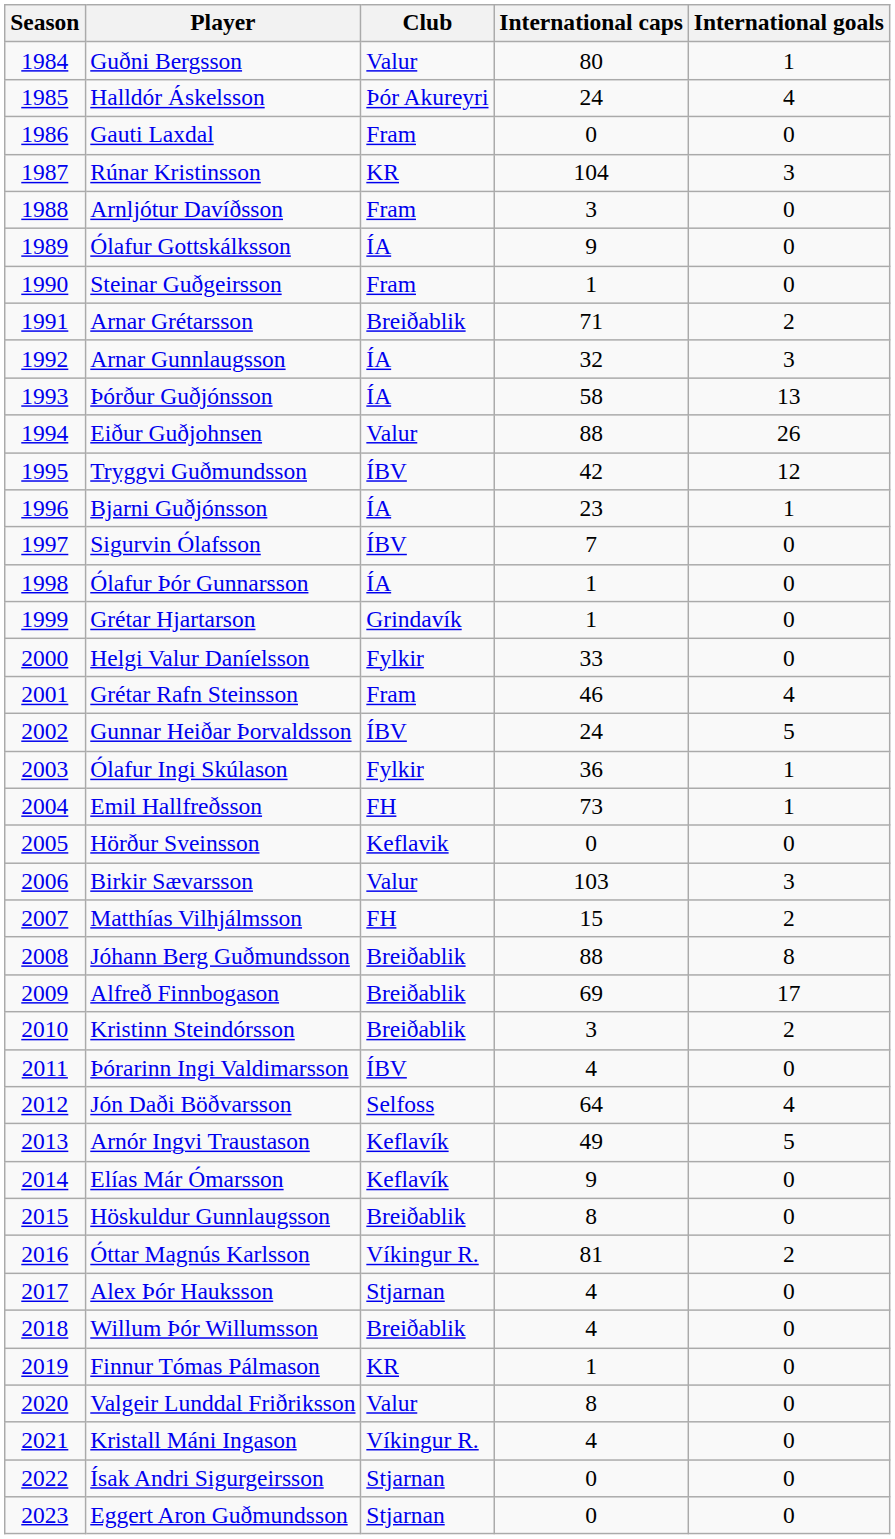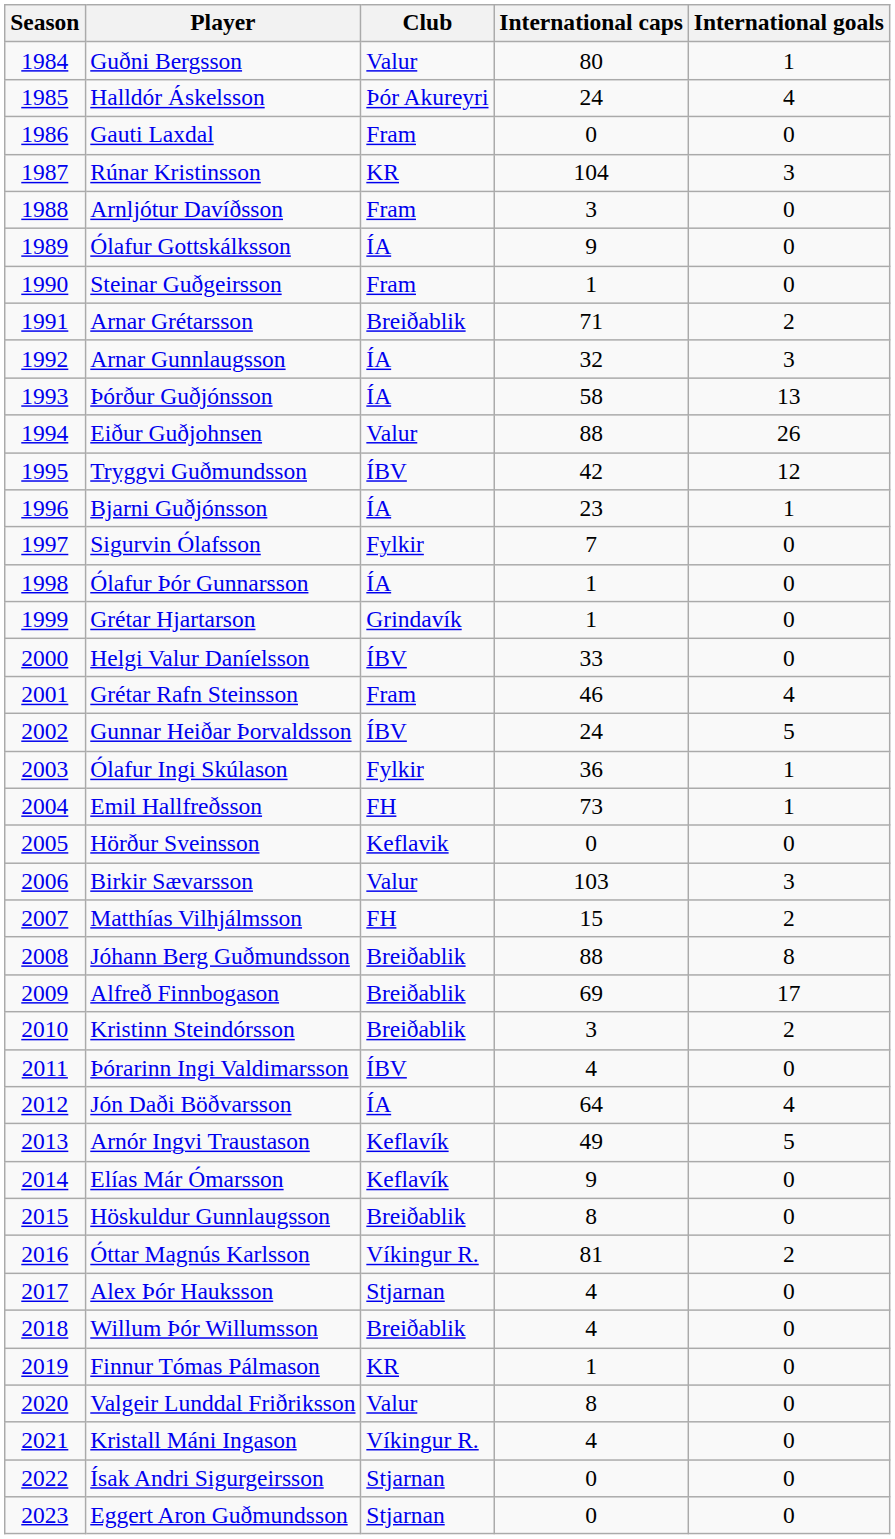(387, 545) ÍBV -> (395, 545) Fylkir
(395, 657) Fylkir -> (387, 657) ÍBV
(400, 1104) Selfoss -> (379, 1104) ÍA
